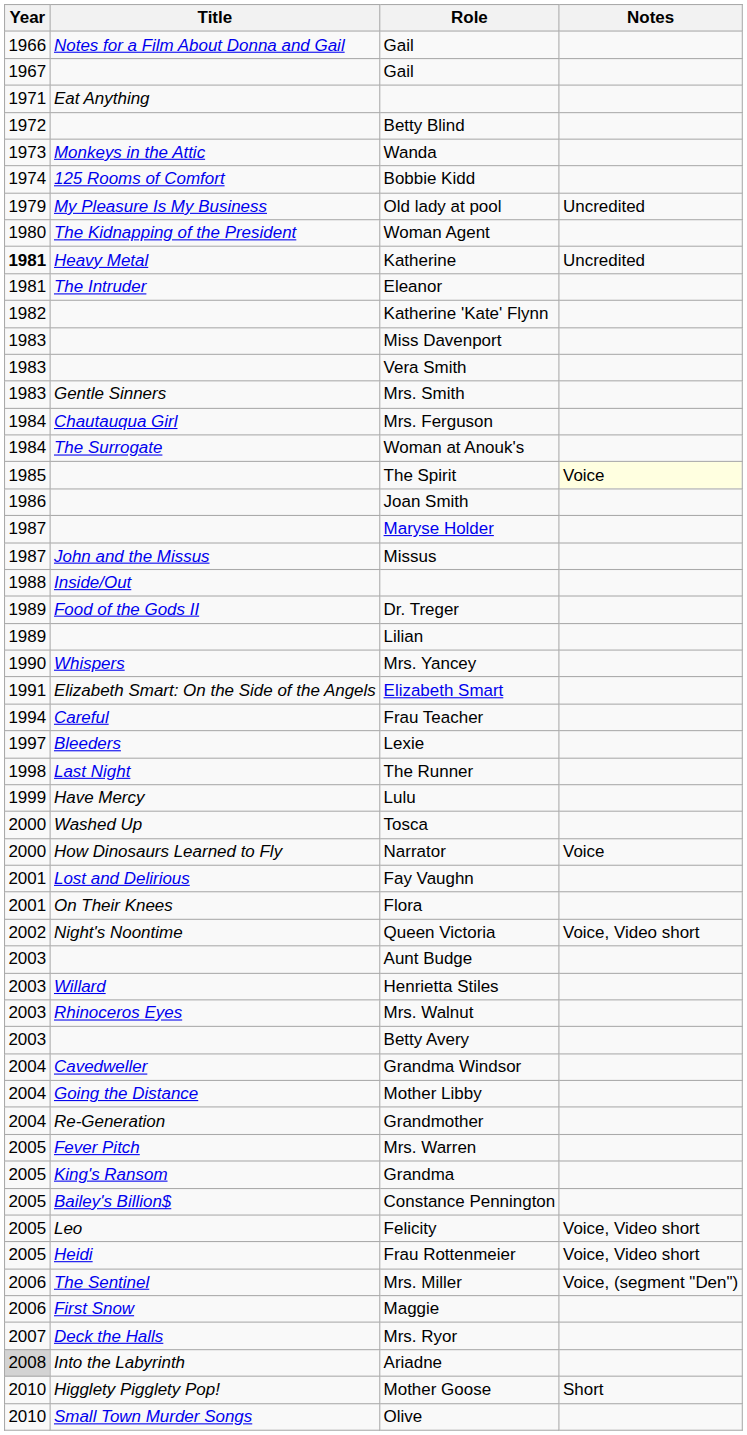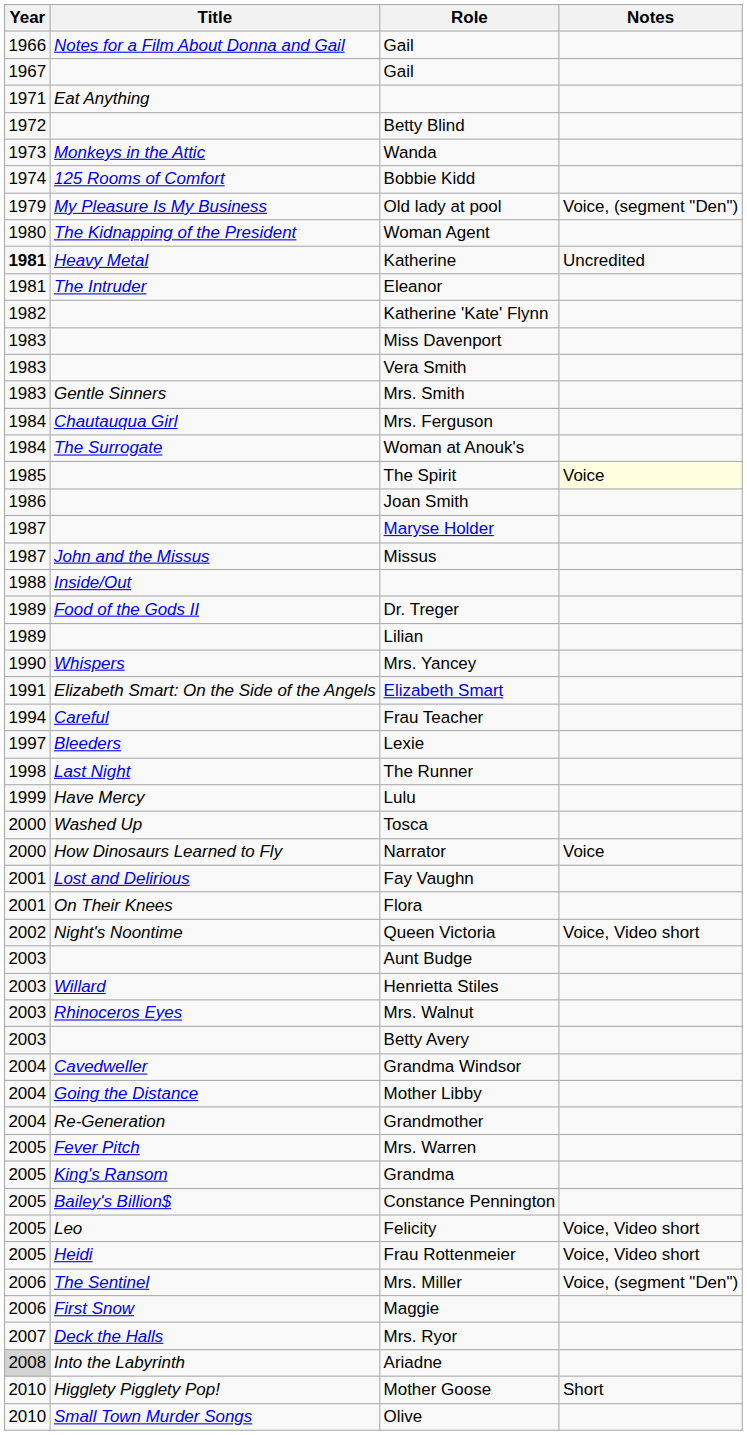(604, 206) Uncredited -> (651, 206) Voice, (segment "Den")
